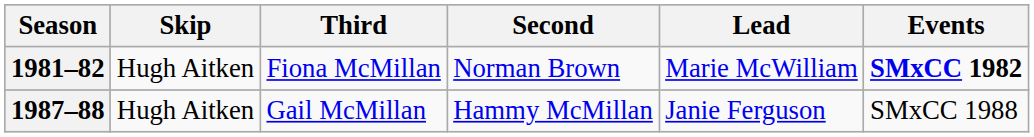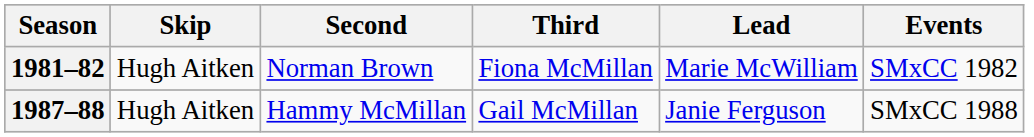columns swapped: (354, 25) <-> (553, 25)
(946, 68) bold -> (944, 68) normal
